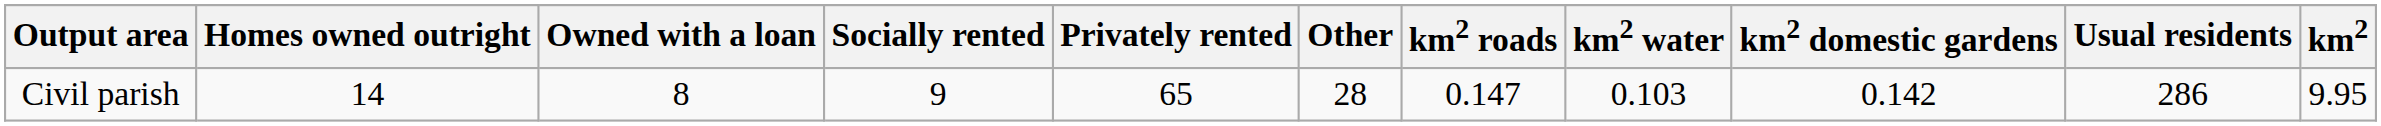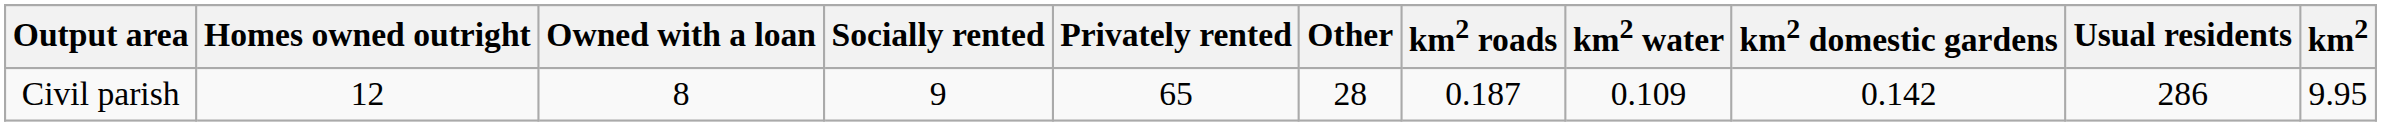(367, 93) 14 -> (367, 93) 12
(1483, 93) 0.147 -> (1483, 93) 0.187
(1649, 93) 0.103 -> (1649, 93) 0.109
